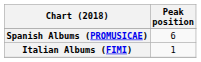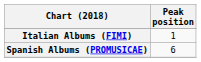rows swapped: (77, 50) <-> (77, 36)
